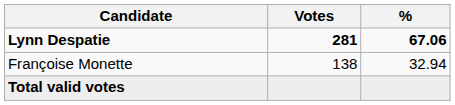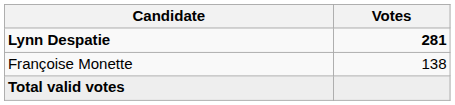- column: (405, 16)
